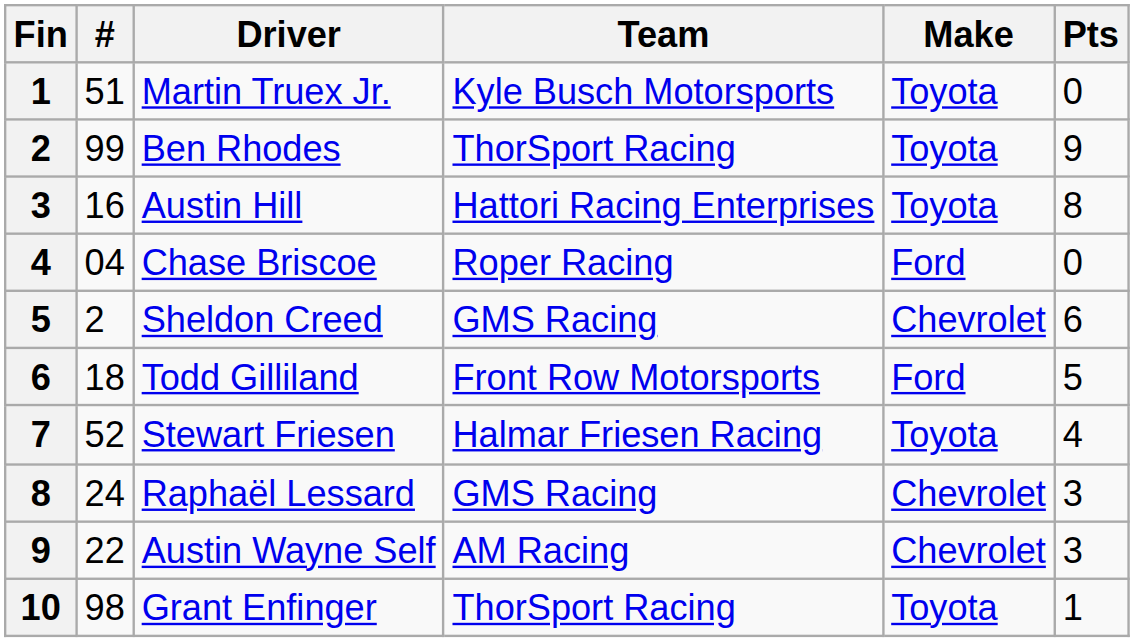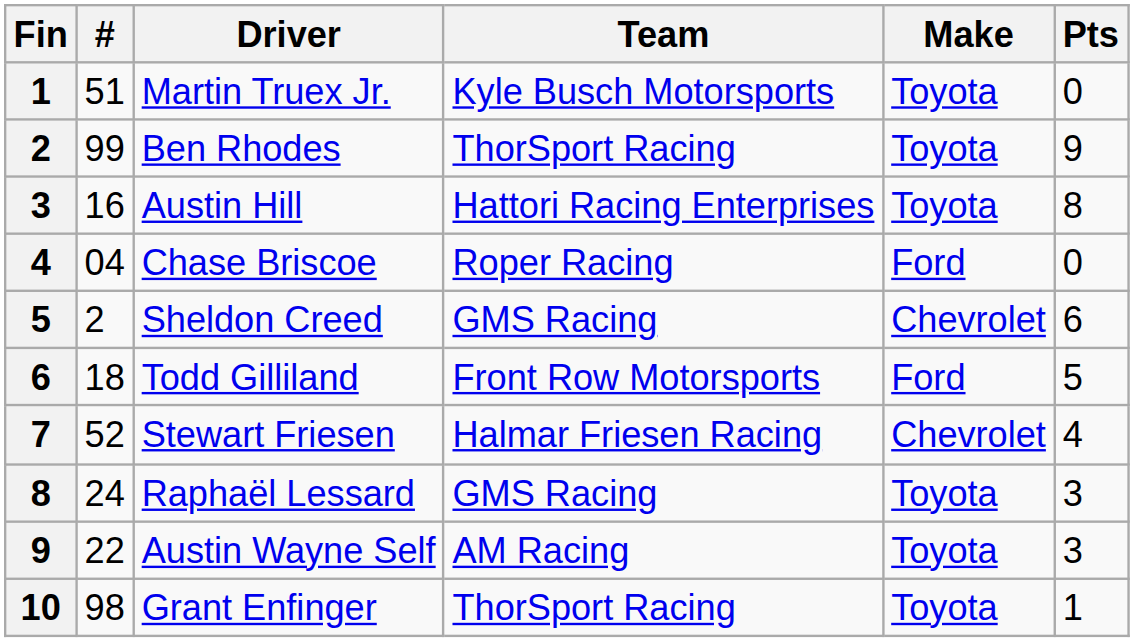(944, 435) Toyota -> (969, 435) Chevrolet
(969, 492) Chevrolet -> (944, 492) Toyota
(969, 549) Chevrolet -> (944, 549) Toyota
